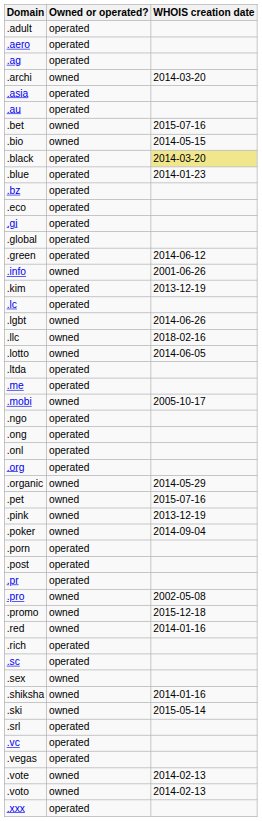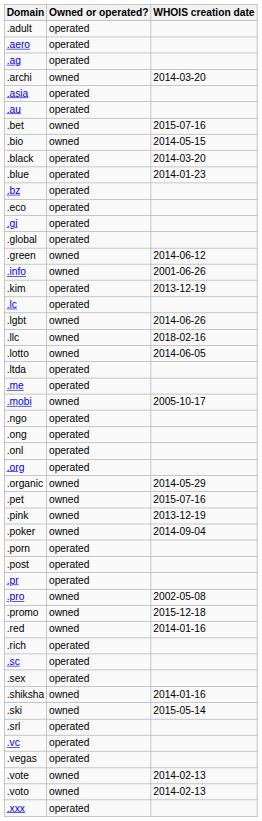(179, 158) khaki background -> (179, 158) no background
(69, 256) operated -> (64, 256) owned
(64, 678) owned -> (69, 678) operated
